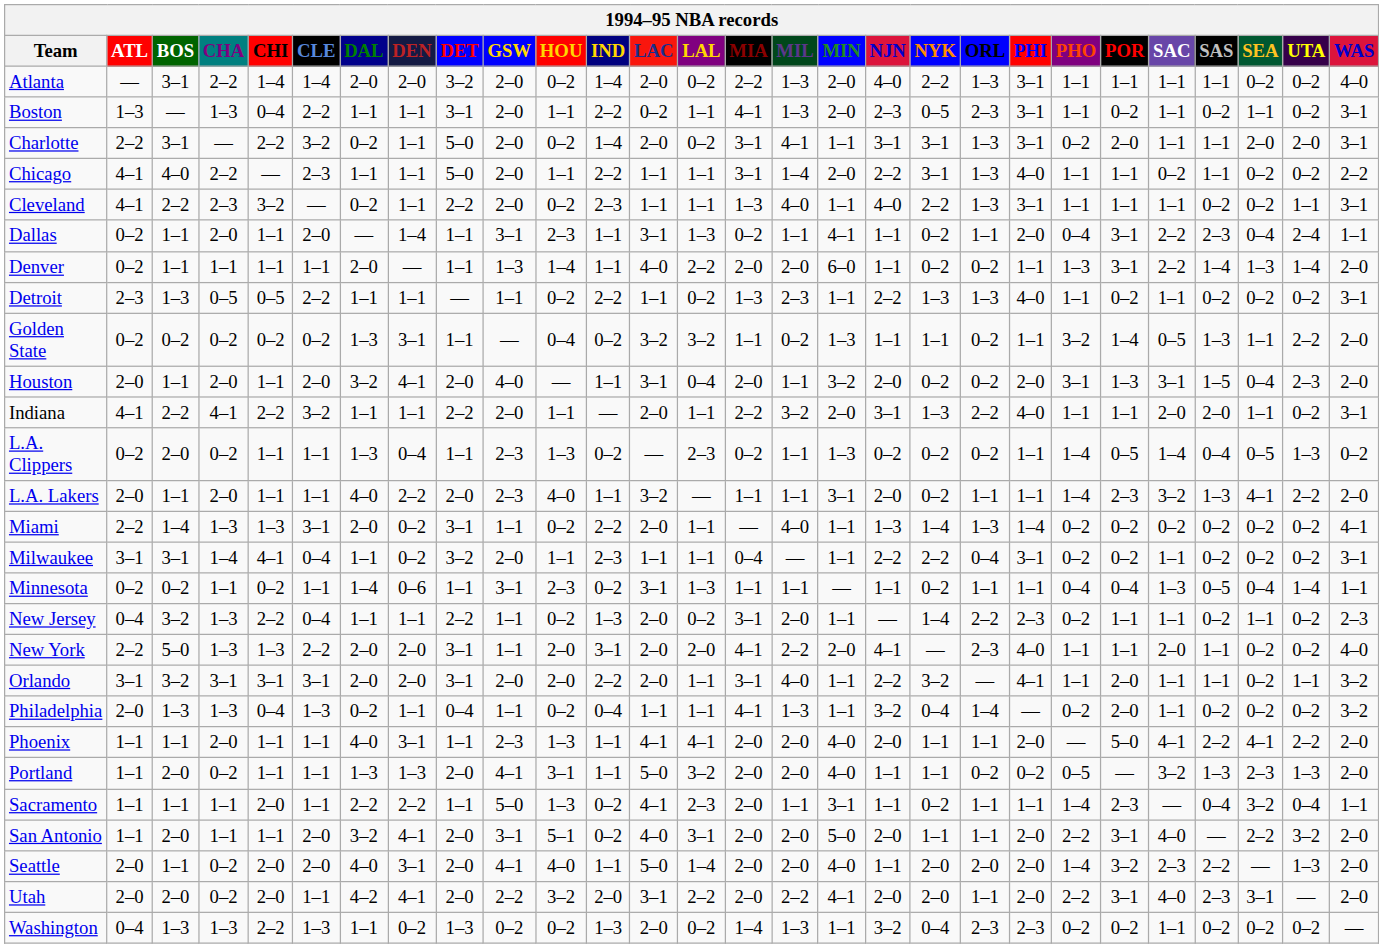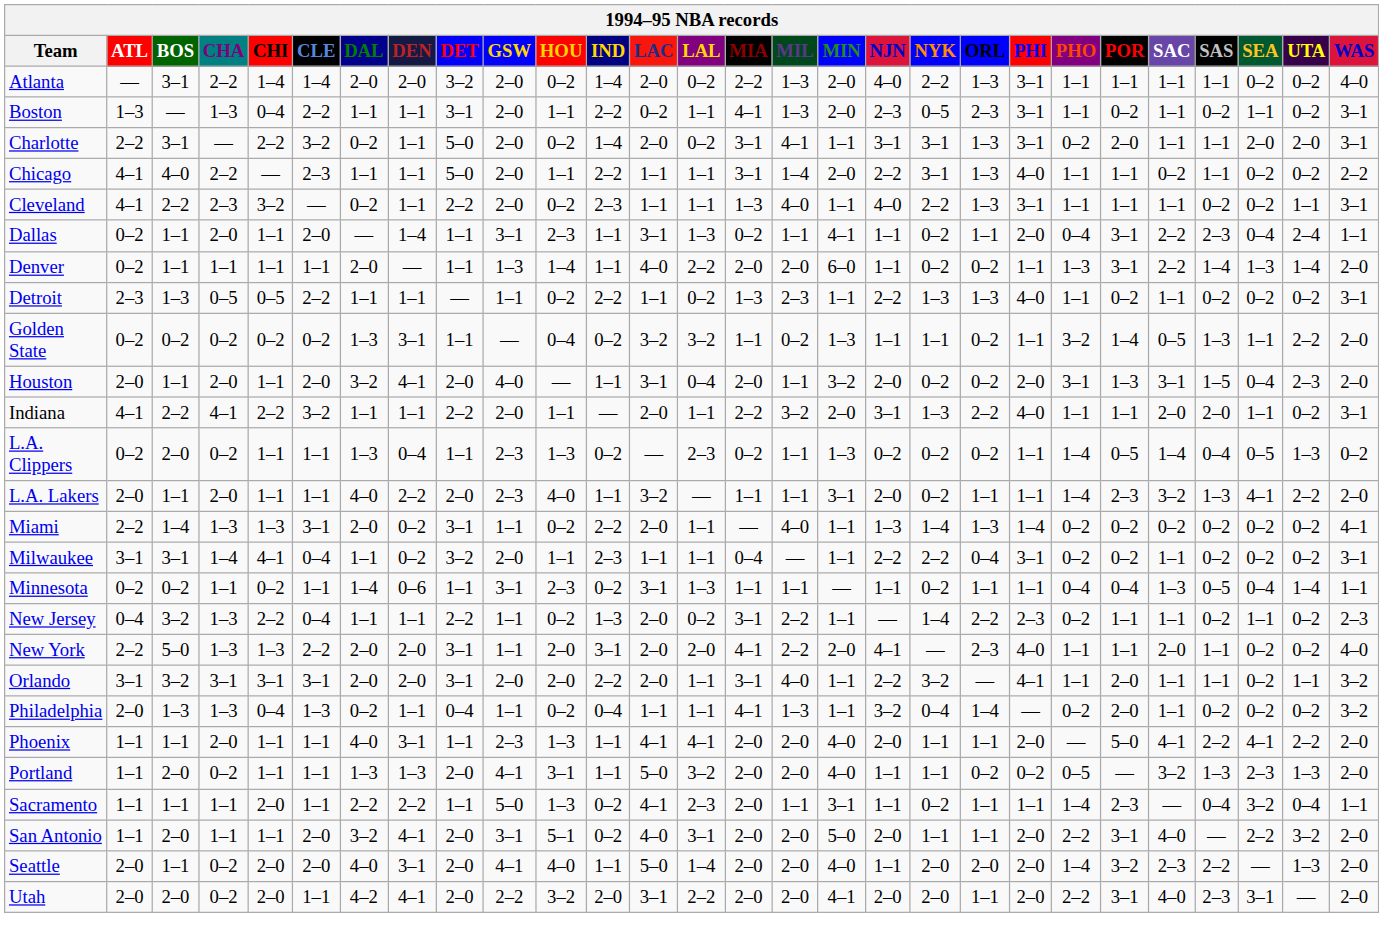(795, 619) 2–0 -> (795, 619) 2–2
(795, 896) 2–2 -> (795, 896) 2–0
- row: (53, 927)
